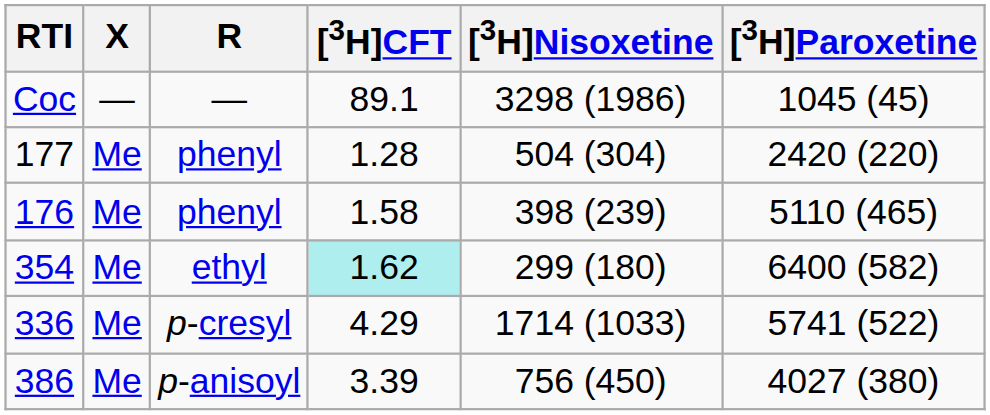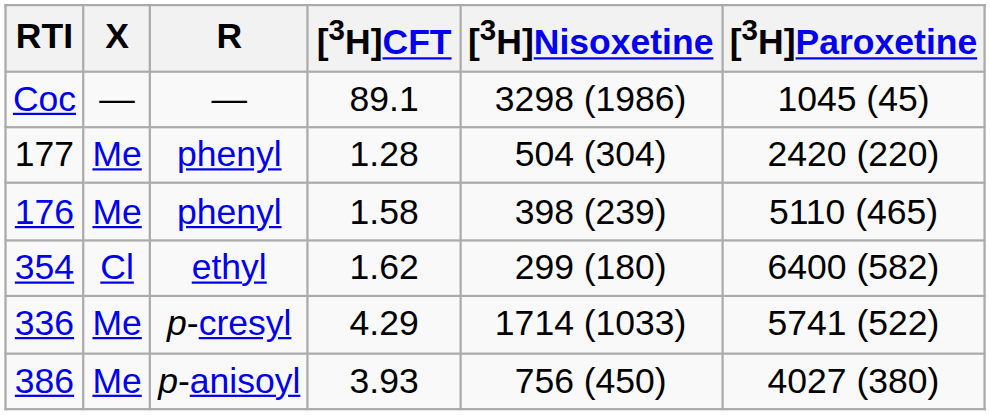(117, 267) Me -> (117, 267) Cl
(384, 267) paleturquoise background -> (384, 267) no background
(384, 380) 3.39 -> (384, 380) 3.93
